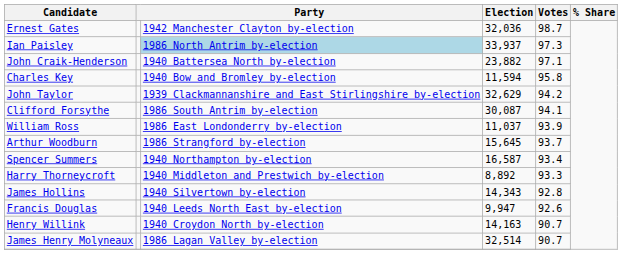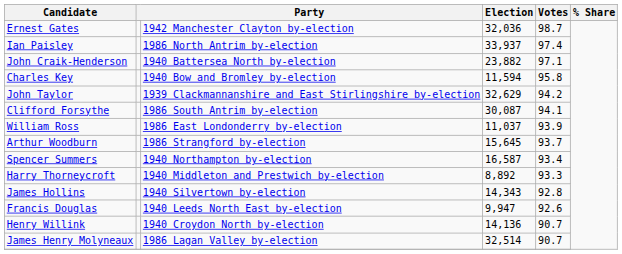(230, 45) lightblue background -> (230, 45) no background
(550, 45) 97.3 -> (550, 45) 97.4
(503, 225) 14,163 -> (503, 225) 14,136
